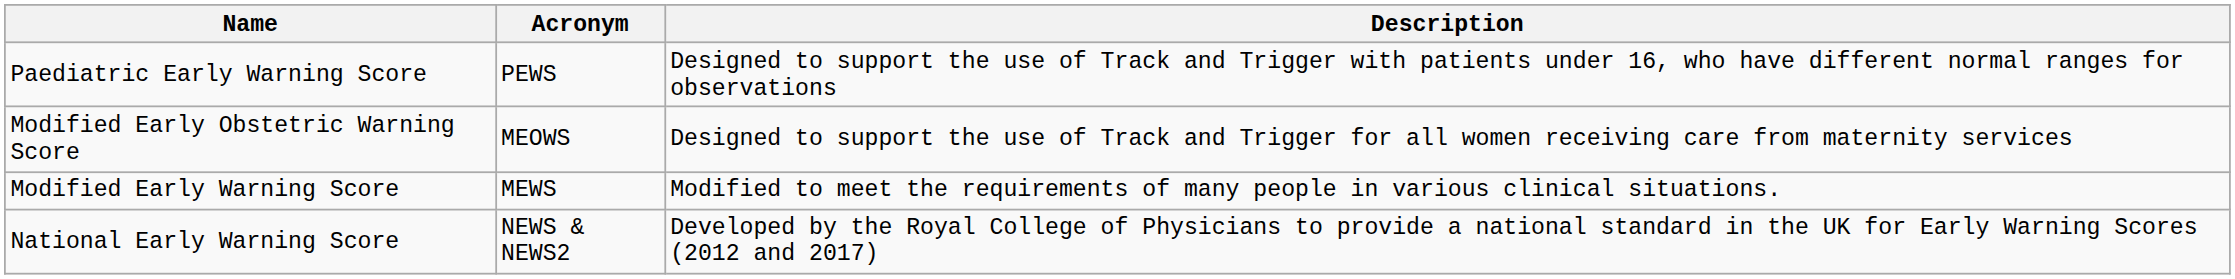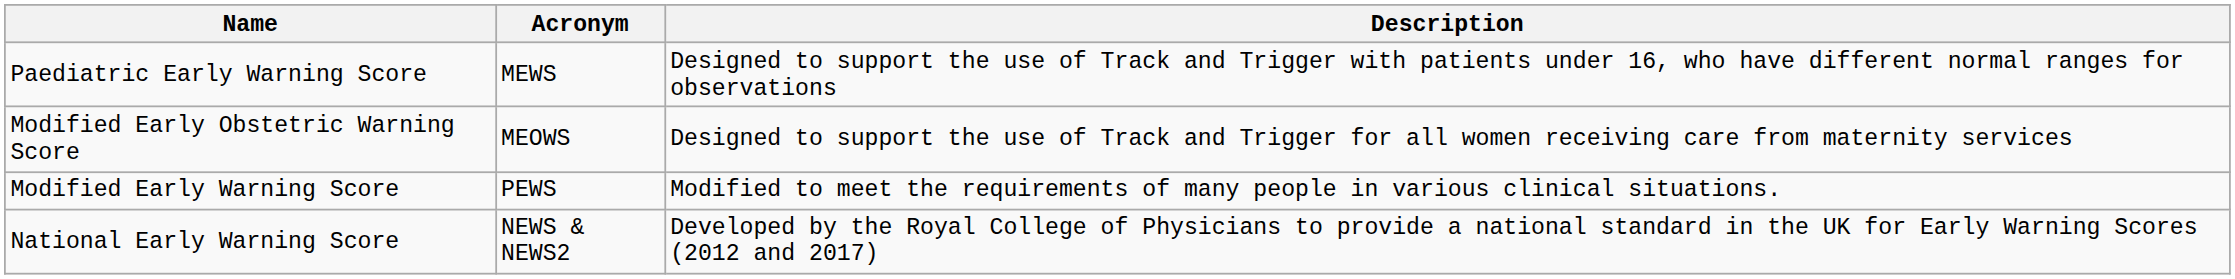(529, 75) PEWS -> (529, 75) MEWS
(529, 190) MEWS -> (529, 190) PEWS
